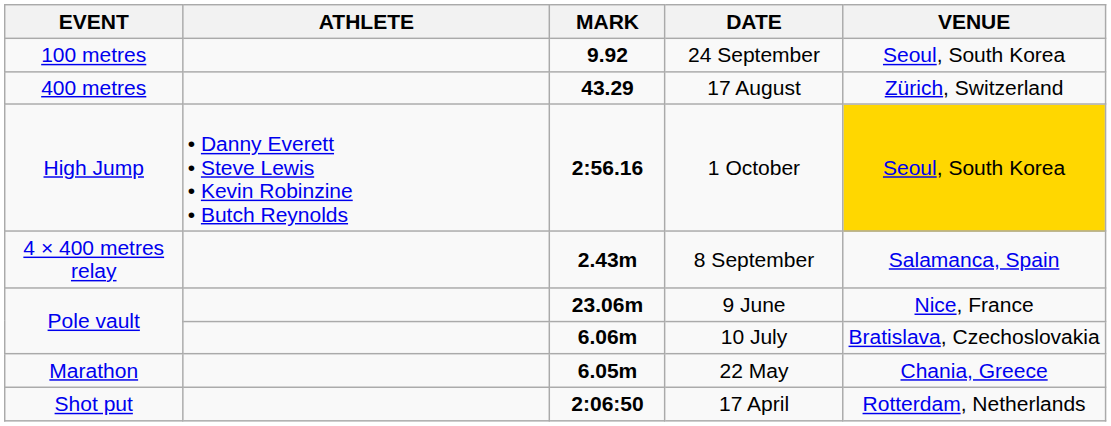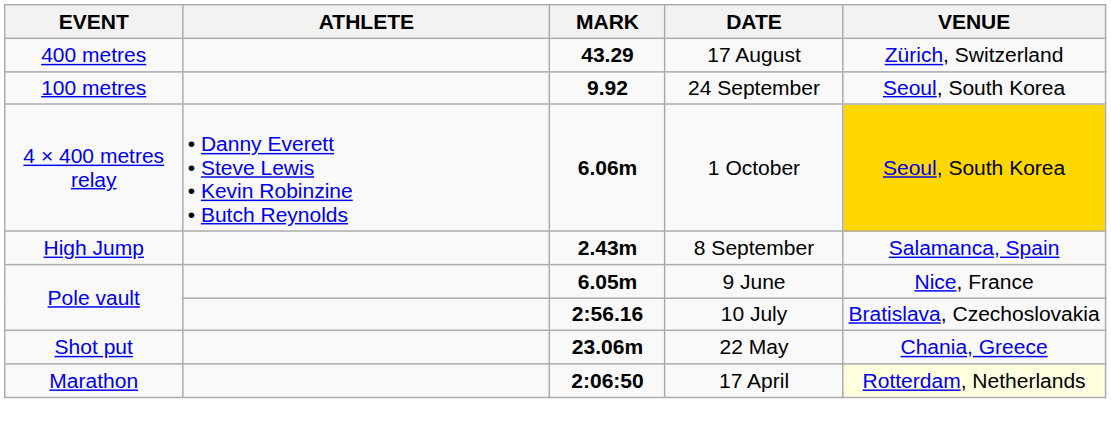rows swapped: (754, 55) <-> (754, 88)
(94, 168) High Jump -> (94, 168) 4 × 400 metres relay
(608, 168) 2:56.16 -> (608, 168) 6.06m
(94, 260) 4 × 400 metres relay -> (94, 248) High Jump
(608, 305) 23.06m -> (608, 281) 6.05m
(608, 338) 6.06m -> (608, 314) 2:56.16
(94, 371) Marathon -> (94, 348) Shot put
(608, 371) 6.05m -> (608, 348) 23.06m
(94, 404) Shot put -> (94, 381) Marathon
(974, 404) no background -> (974, 381) lightyellow background
